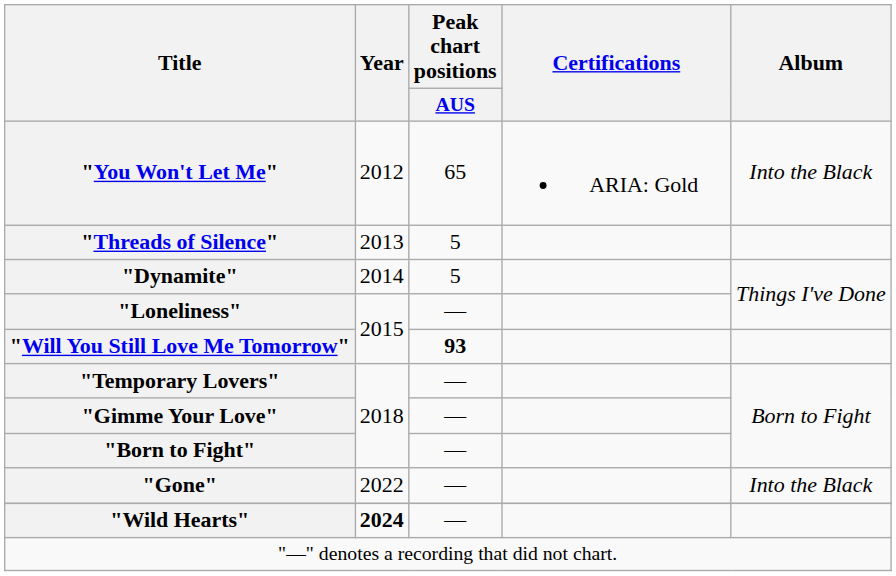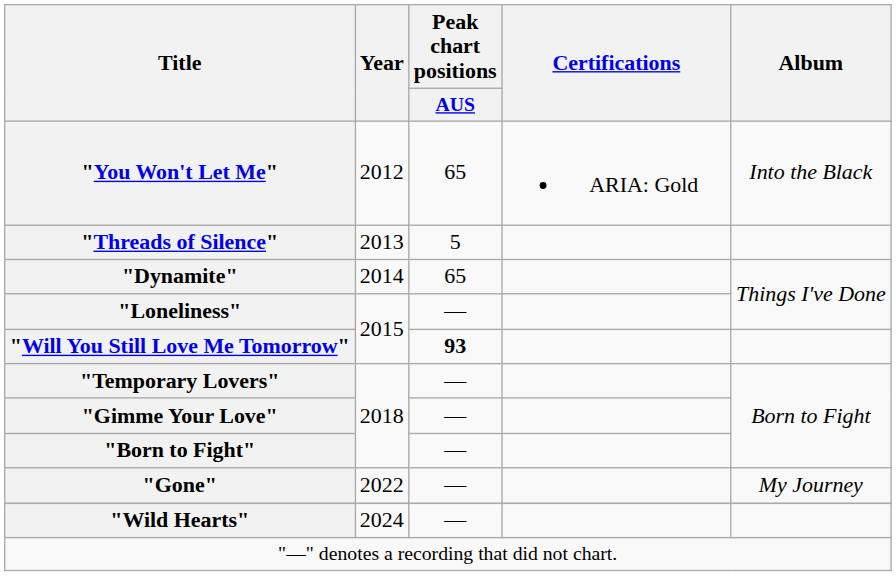(455, 276) 5 -> (455, 276) 65
(811, 485) Into the Black -> (811, 485) My Journey
(382, 519) bold -> (382, 519) normal
